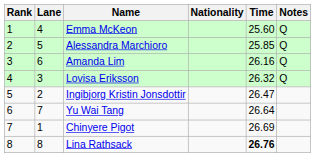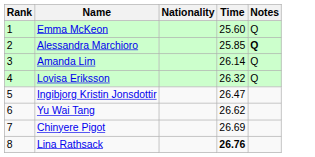- column: (49, 12)
(283, 45) normal -> (254, 45) bold
(261, 62) 26.16 -> (232, 62) 26.14
(261, 111) 26.64 -> (232, 111) 26.62
